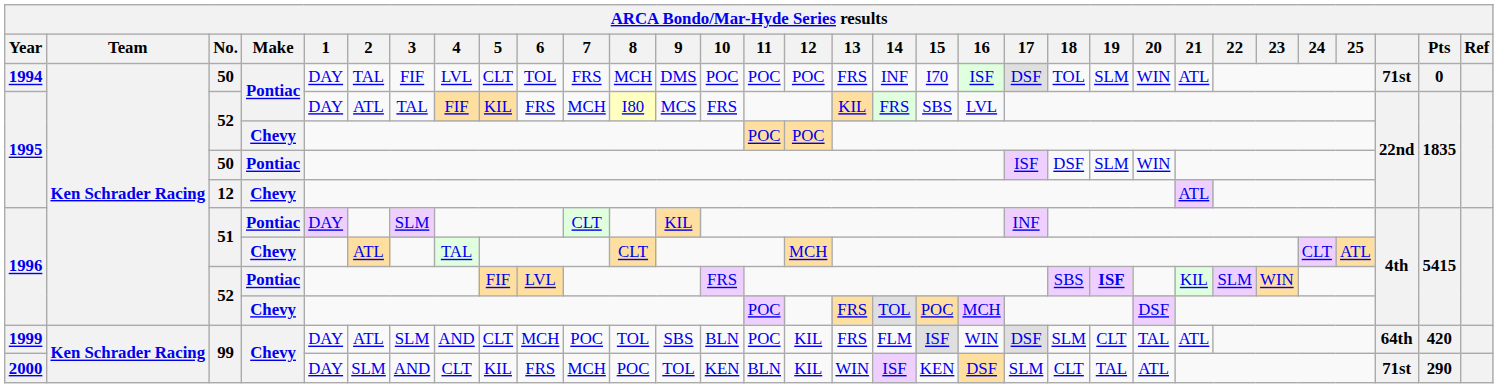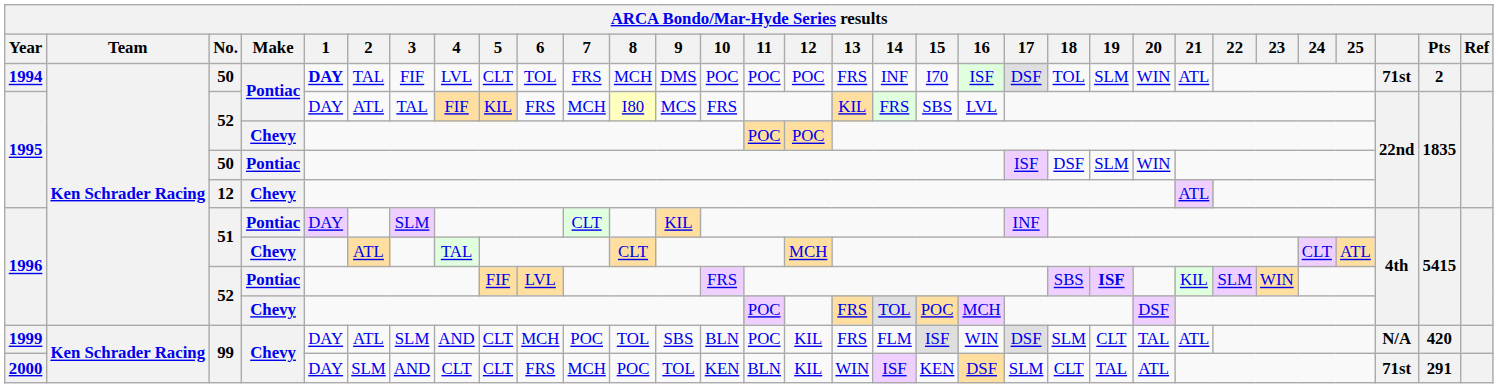(326, 77) normal -> (326, 77) bold
(1439, 77) 0 -> (1439, 77) 2
(1397, 339) 64th -> (1397, 339) N/A
(498, 368) KIL -> (498, 368) CLT
(1439, 368) 290 -> (1439, 368) 291
